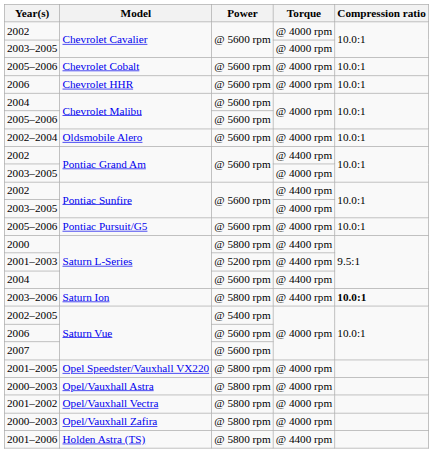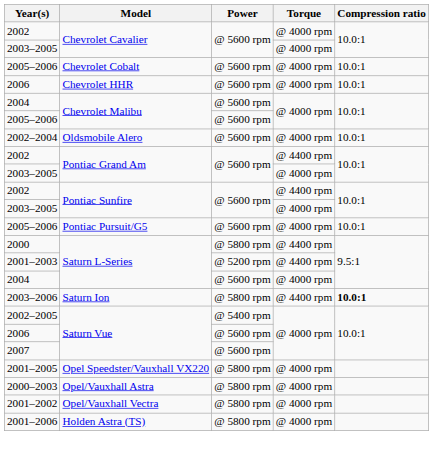(304, 279) @ 4400 rpm -> (304, 279) @ 4000 rpm
- row: (32, 421)
(304, 439) @ 4400 rpm -> (304, 421) @ 4000 rpm
